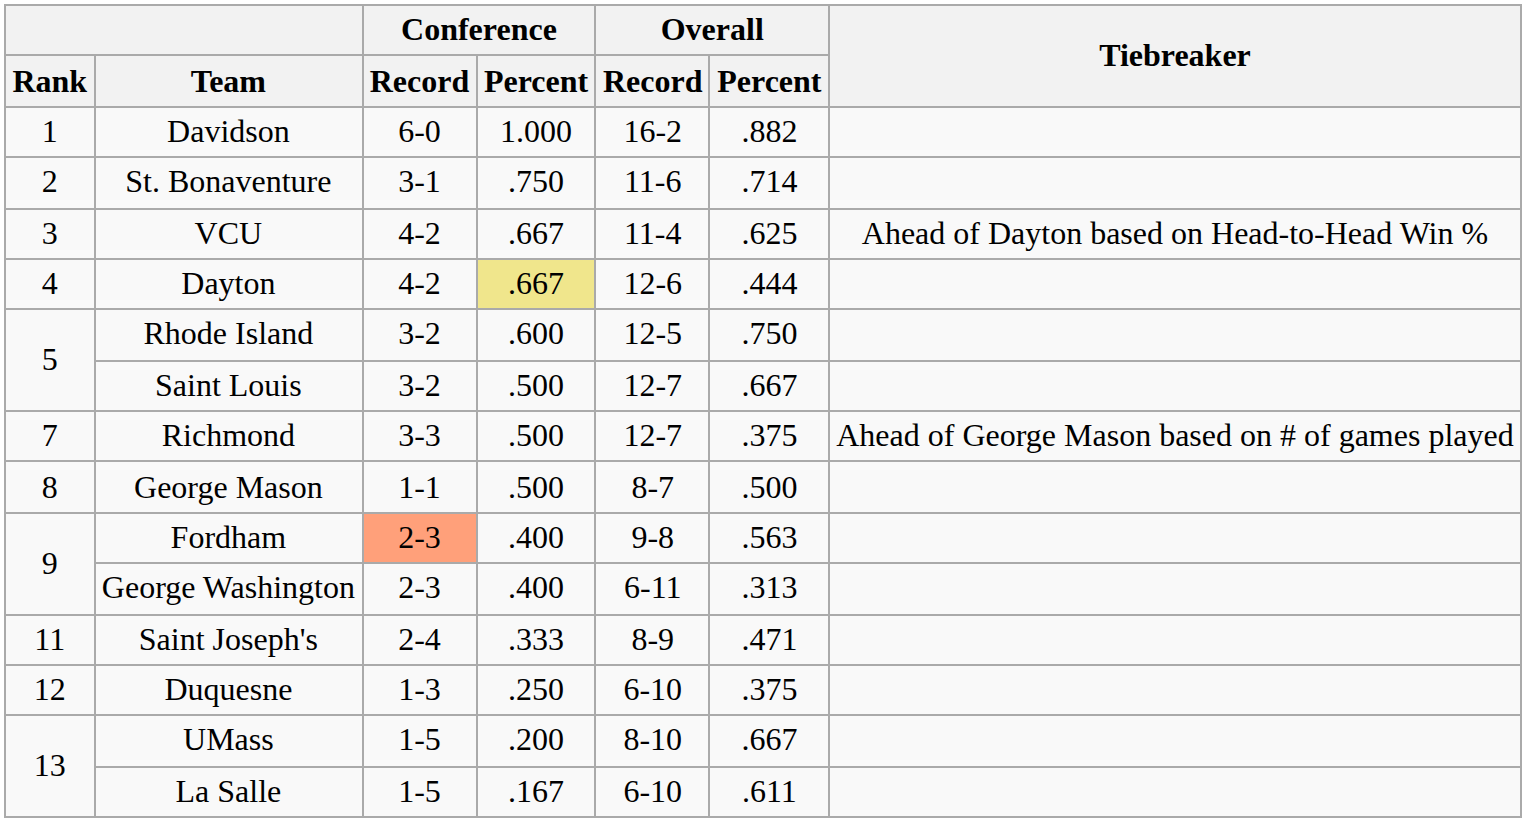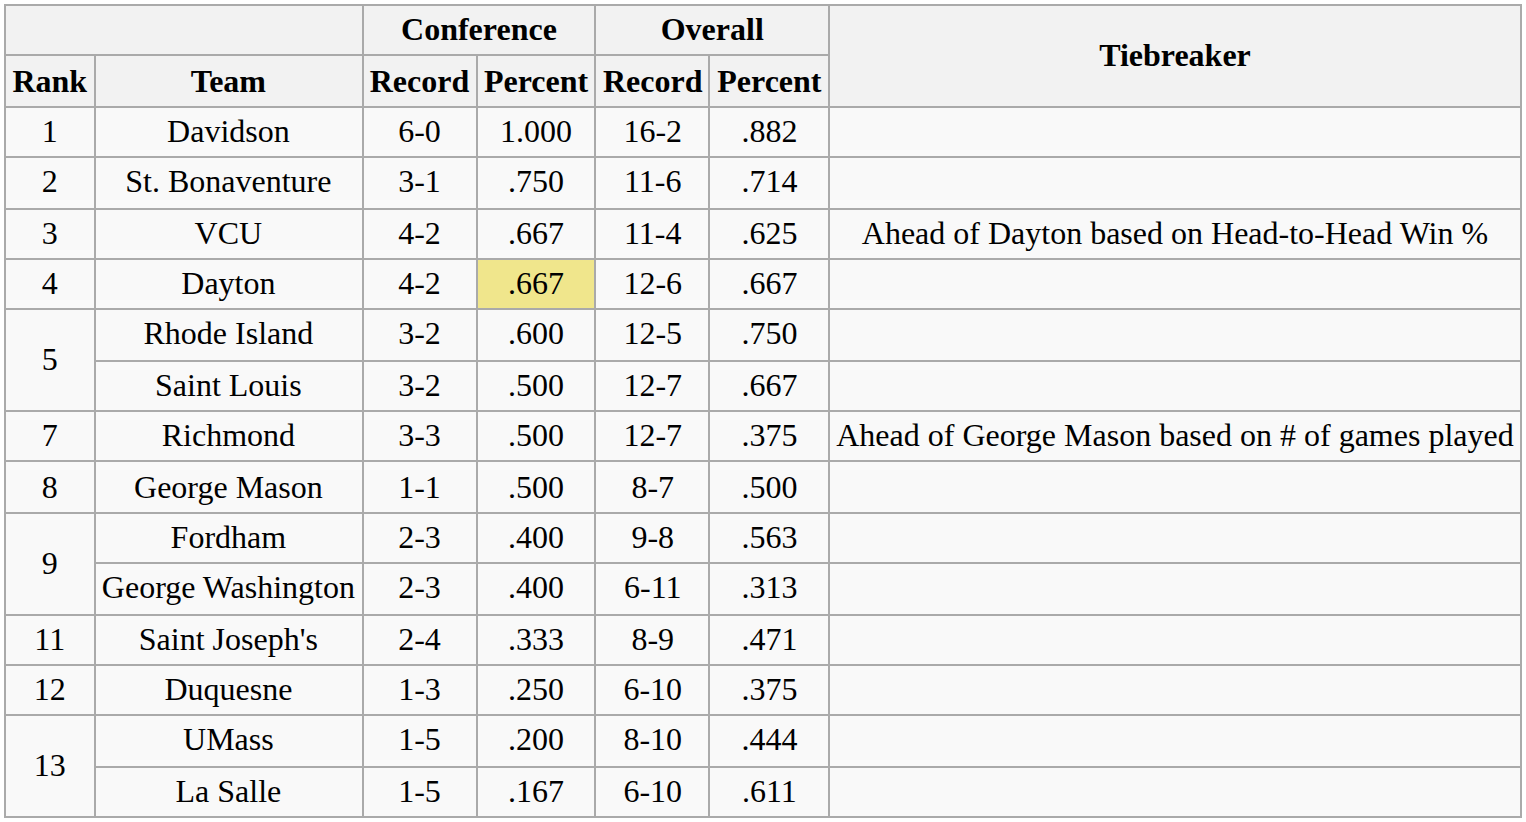(769, 283) .444 -> (769, 283) .667
(419, 537) lightsalmon background -> (419, 537) no background
(769, 740) .667 -> (769, 740) .444
